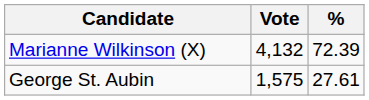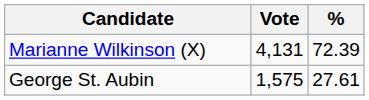(280, 49) 4,132 -> (280, 49) 4,131
